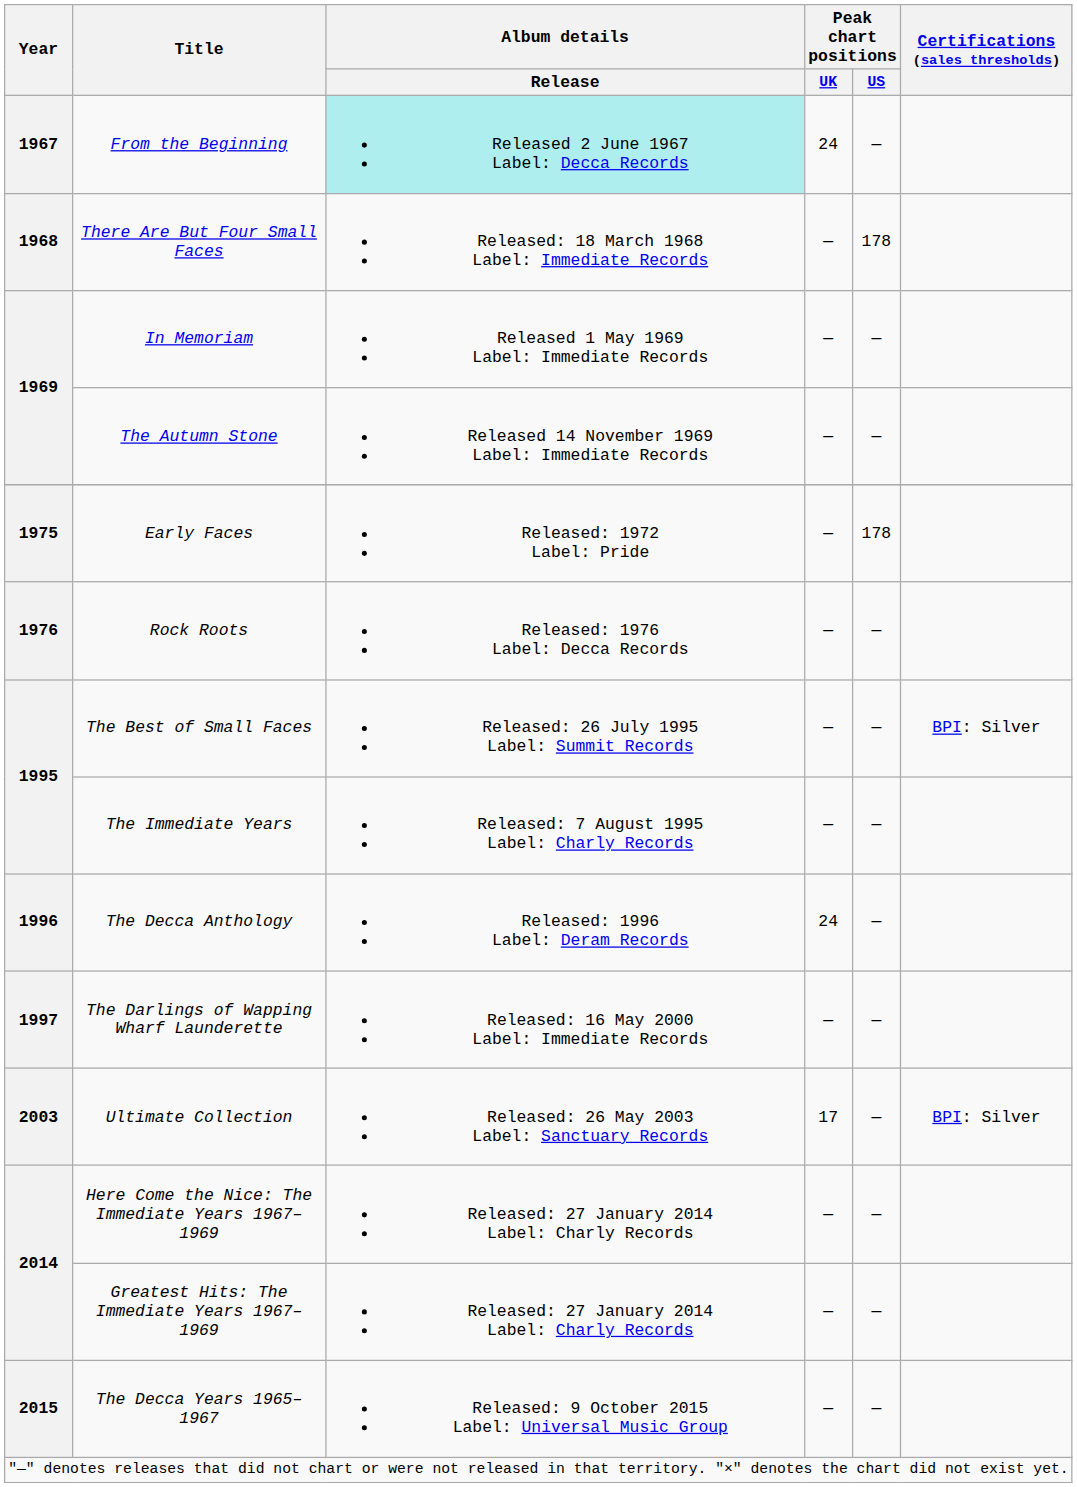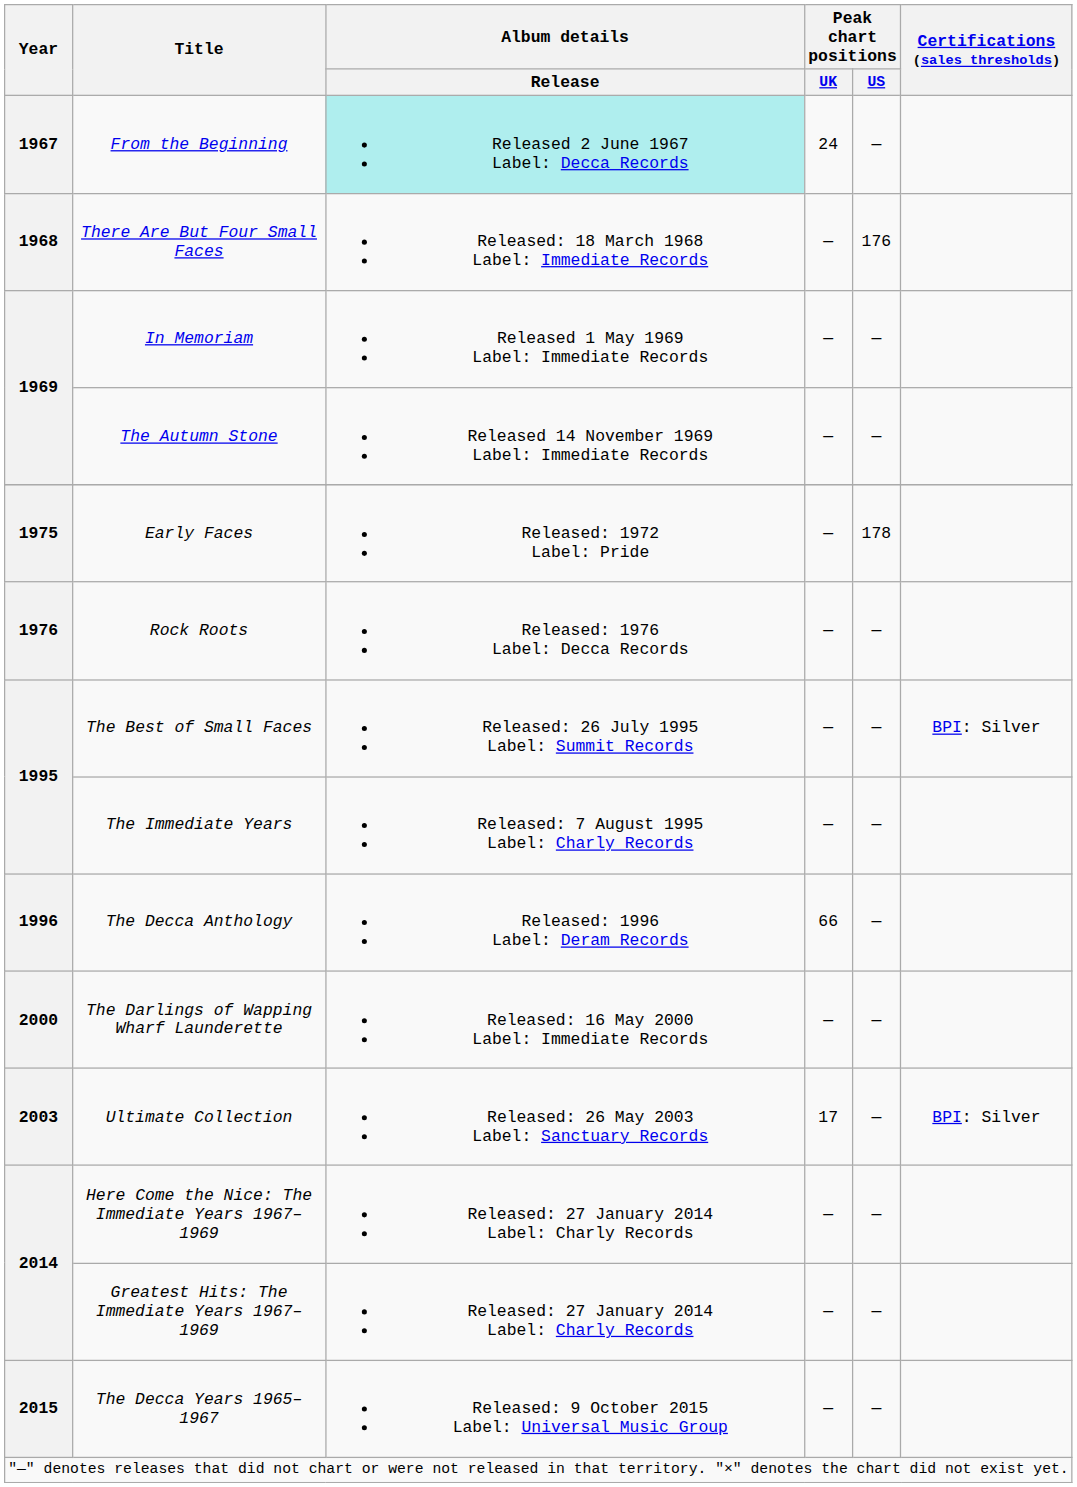(876, 242) 178 -> (876, 242) 176
(828, 923) 24 -> (828, 923) 66
(38, 1020) 1997 -> (38, 1020) 2000
